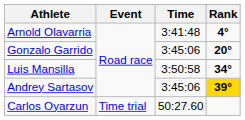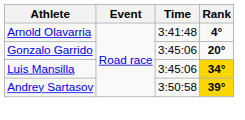(181, 69) 3:50:58 -> (177, 69) 3:45:06
(223, 69) no background -> (217, 69) gold background
(181, 88) 3:45:06 -> (177, 88) 3:50:58
- row: (48, 106)
